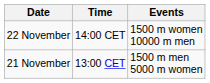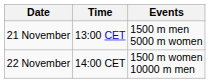rows swapped: (38, 64) <-> (38, 35)
